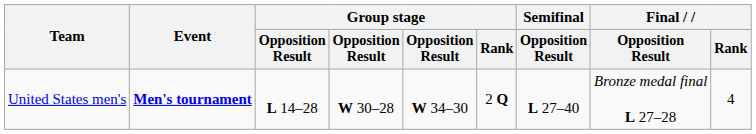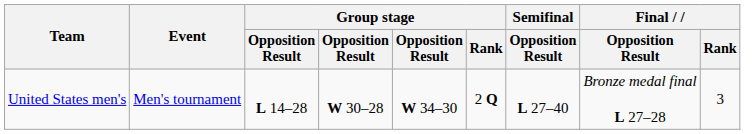(193, 99) bold -> (187, 99) normal
(731, 99) 4 -> (720, 99) 3
